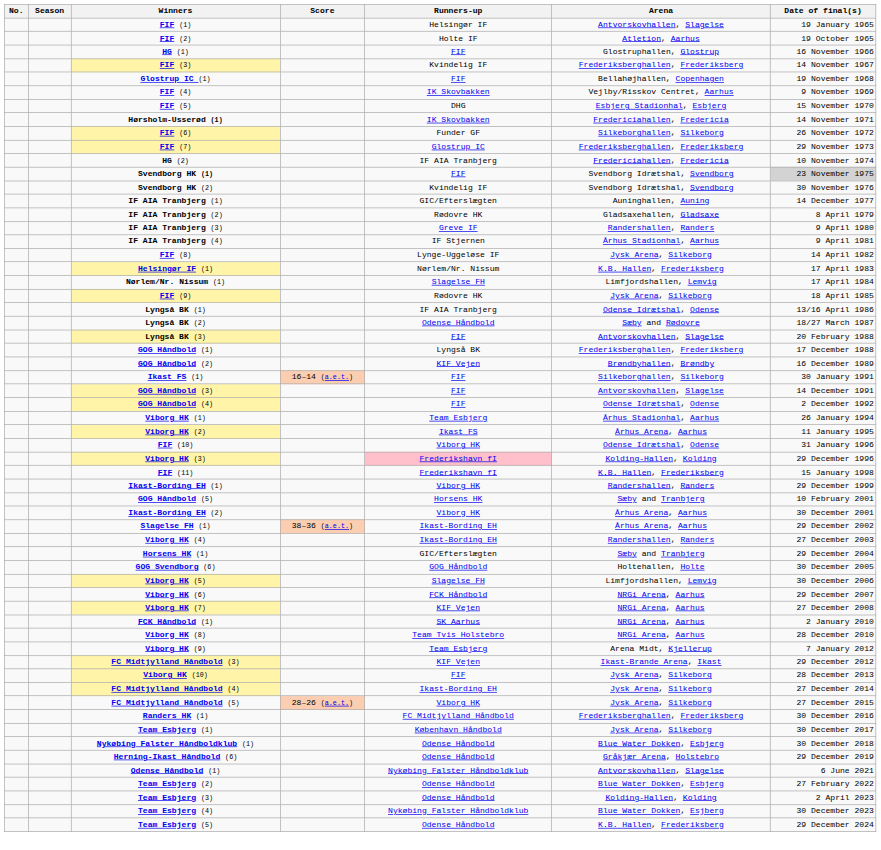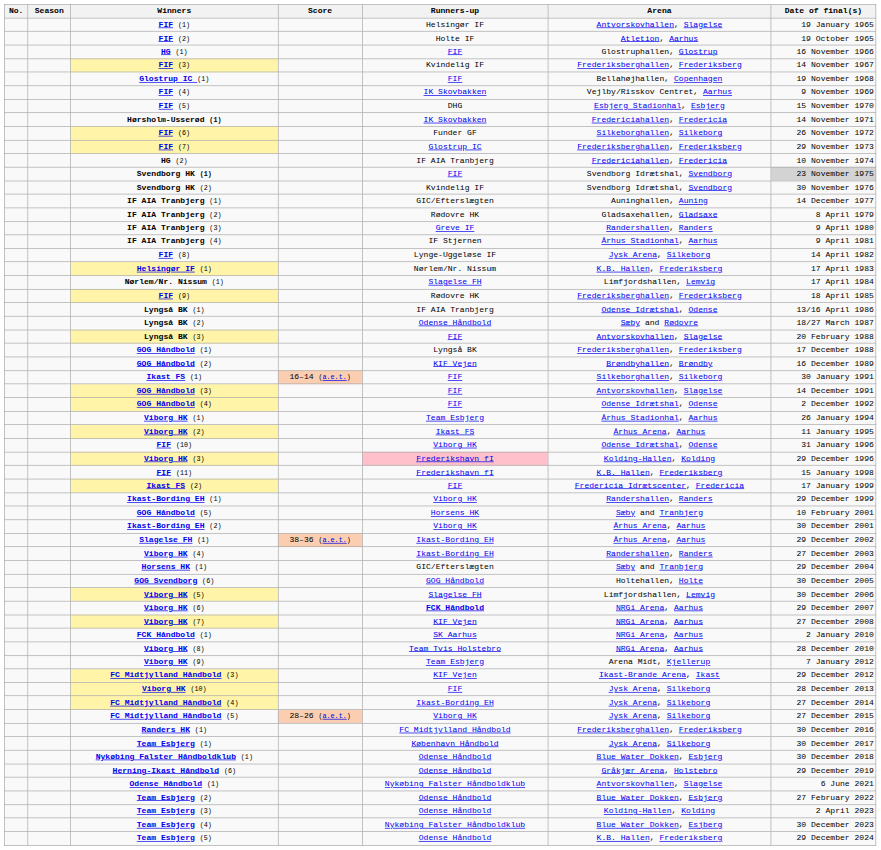(661, 296) Jysk Arena, Silkeborg -> (659, 296) Frederiksberghallen, Frederiksberg
+ row: (174, 486)
(458, 594) normal -> (455, 608) bold
